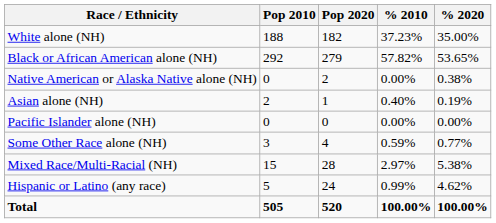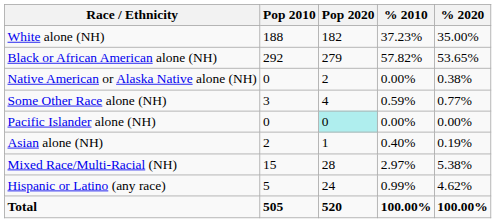rows swapped: (55, 100) <-> (87, 143)
(325, 121) no background -> (325, 121) paleturquoise background
